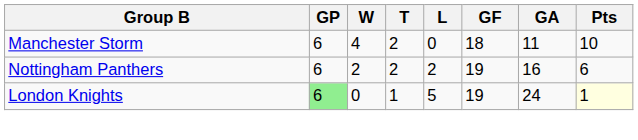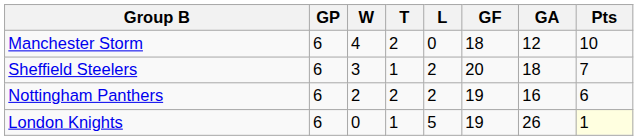(531, 43) 11 -> (532, 43) 12
+ row: (73, 69)
(318, 95) lightgreen background -> (318, 122) no background
(532, 95) 24 -> (532, 122) 26
